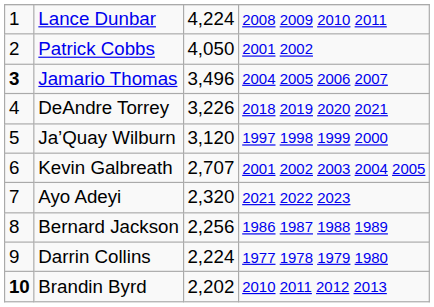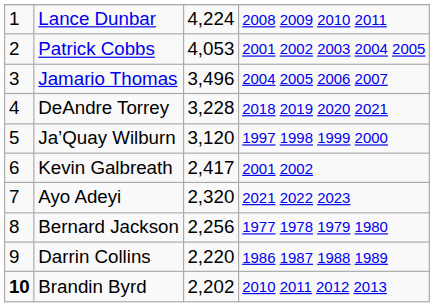(211, 49) 4,050 -> (211, 49) 4,053
(278, 49) 2001 2002 -> (334, 49) 2001 2002 2003 2004 2005
(14, 78) bold -> (14, 78) normal
(211, 108) 3,226 -> (211, 108) 3,228
(211, 167) 2,707 -> (211, 167) 2,417
(334, 168) 2001 2002 2003 2004 2005 -> (278, 168) 2001 2002
(315, 227) 1986 1987 1988 1989 -> (315, 227) 1977 1978 1979 1980
(211, 256) 2,224 -> (211, 256) 2,220
(315, 257) 1977 1978 1979 1980 -> (315, 257) 1986 1987 1988 1989
